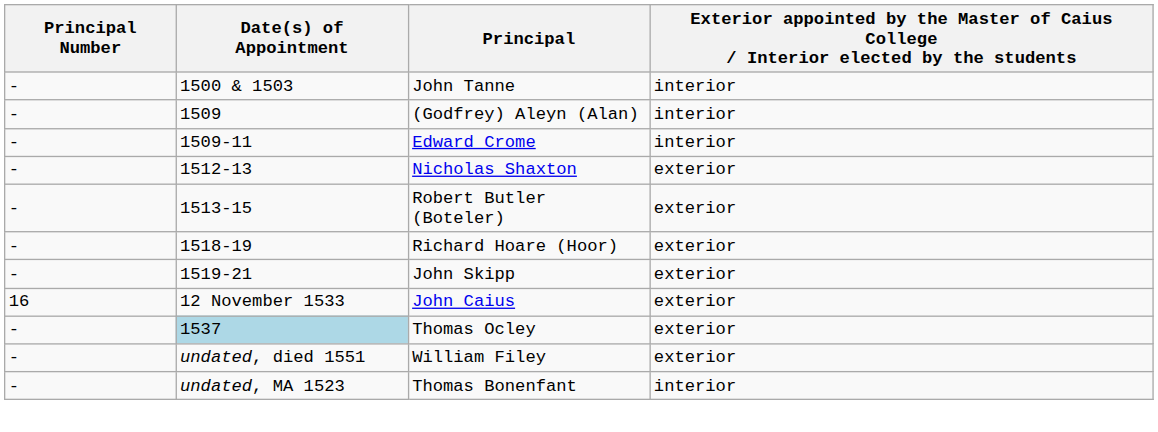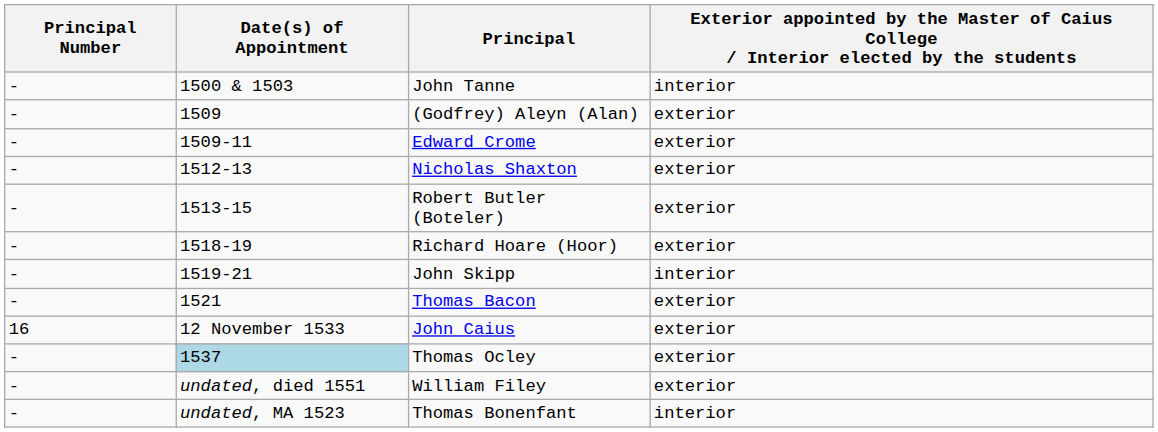(695, 114) interior -> (695, 114) exterior
(695, 142) interior -> (695, 142) exterior
(695, 274) exterior -> (695, 274) interior
+ row: (474, 302)
